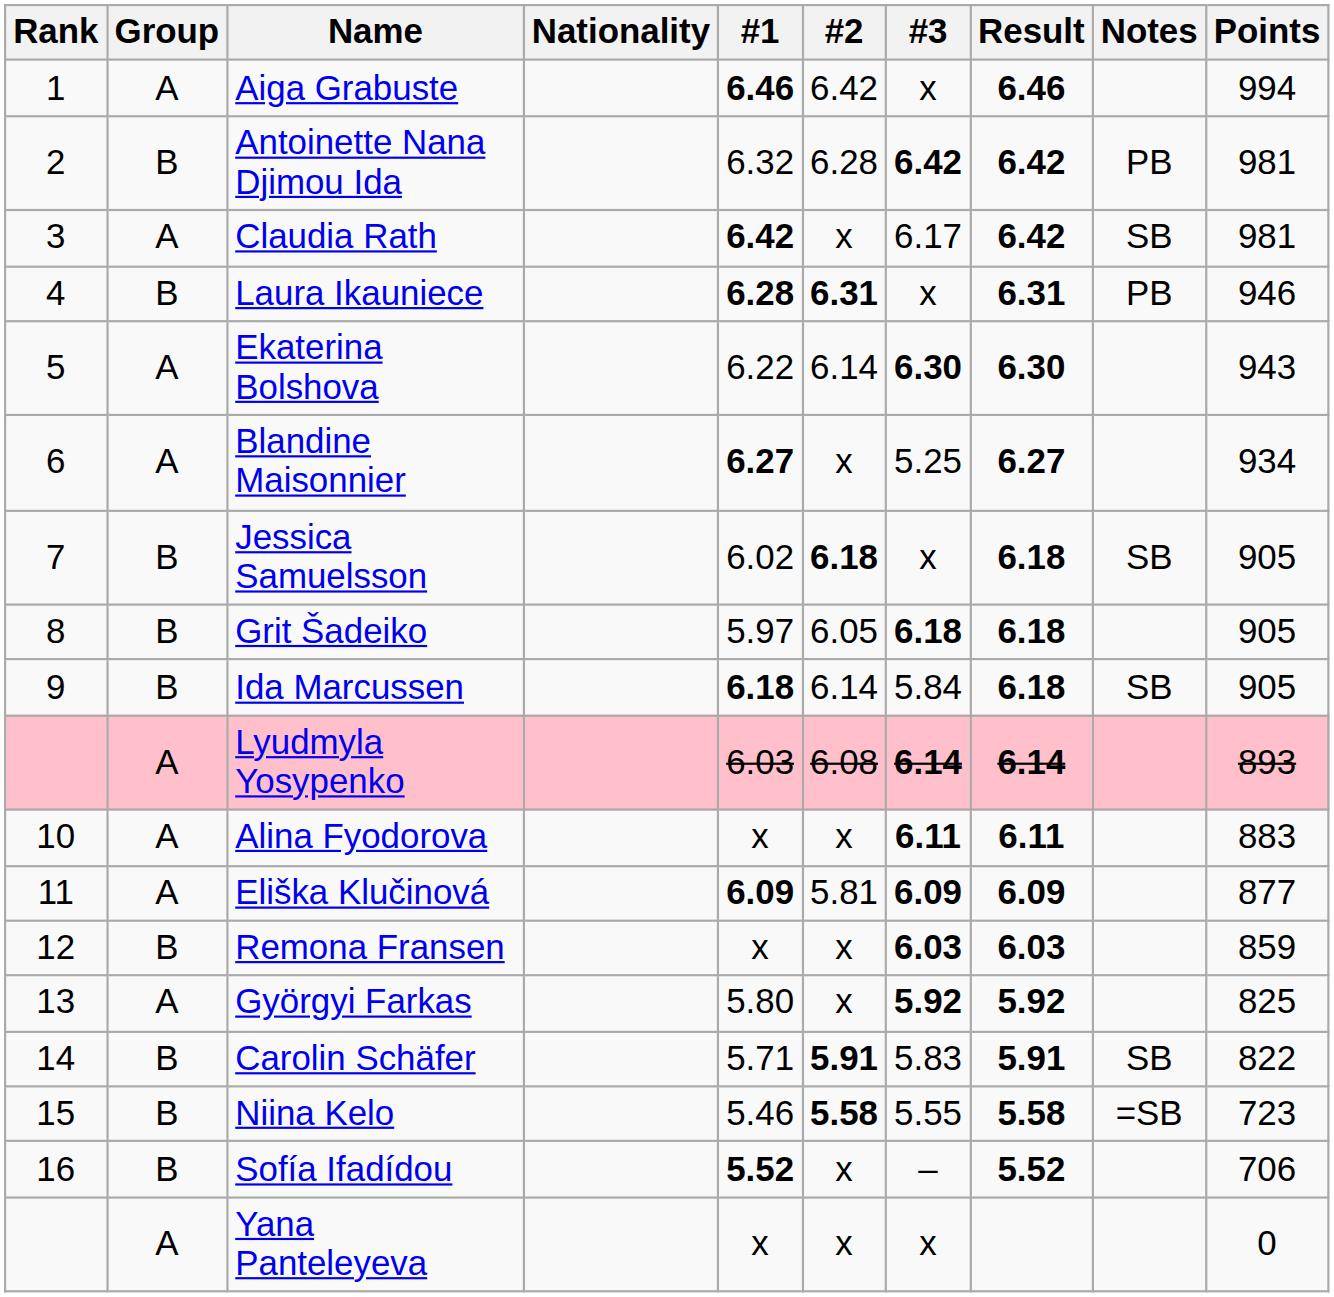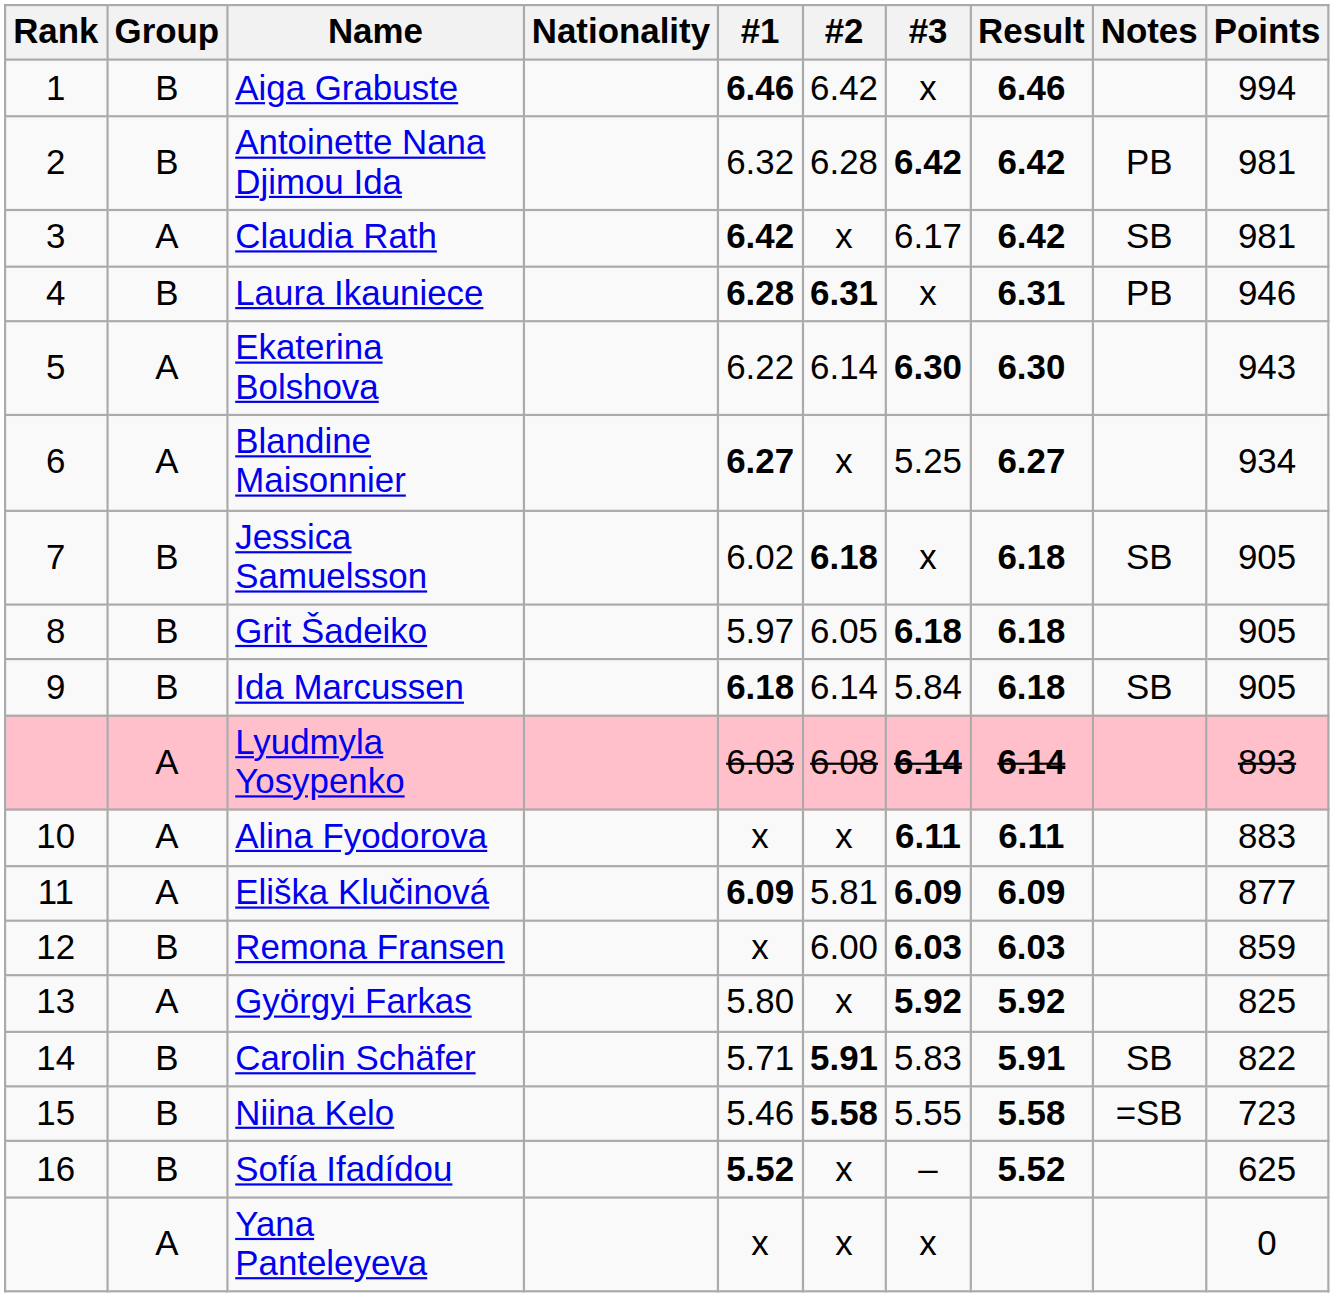(167, 87) A -> (167, 87) B
(844, 947) x -> (844, 947) 6.00
(1267, 1168) 706 -> (1267, 1168) 625
